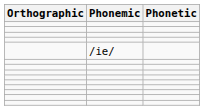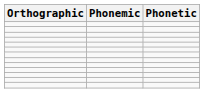- row: (45, 51)
